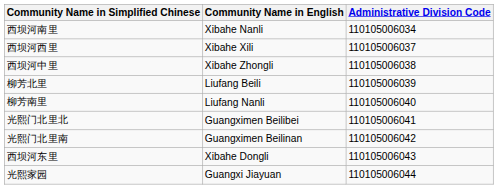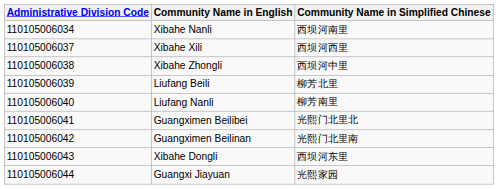columns swapped: (420, 12) <-> (103, 12)
